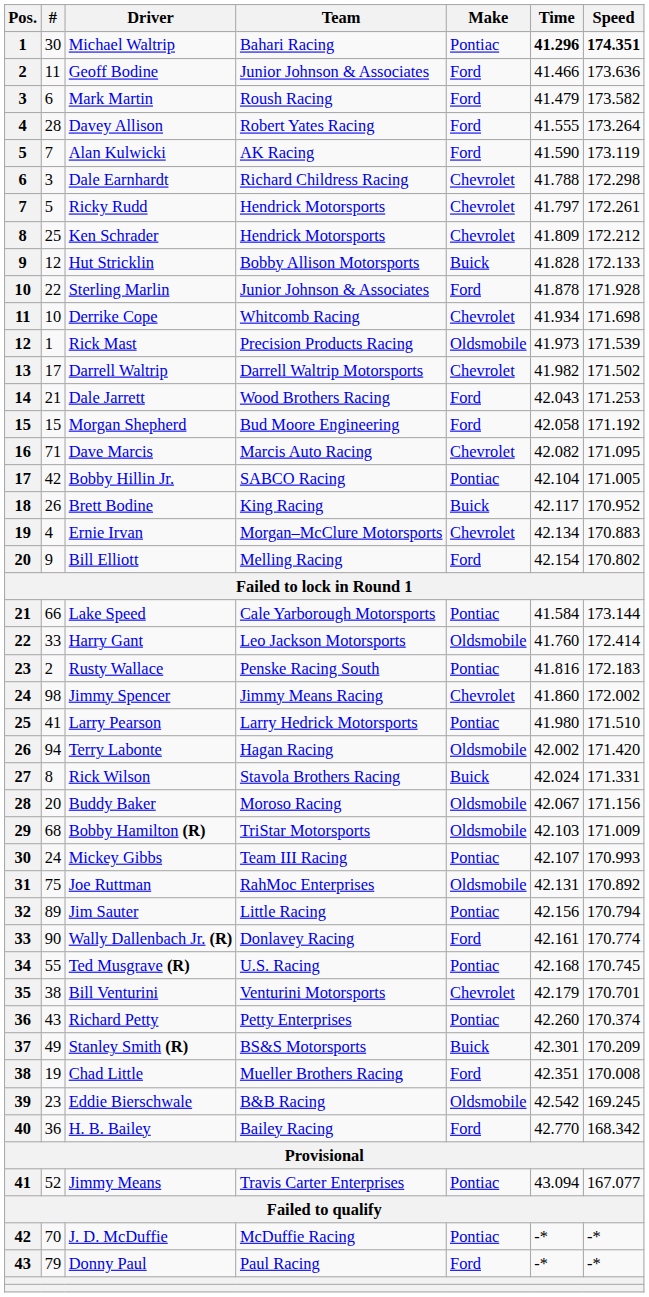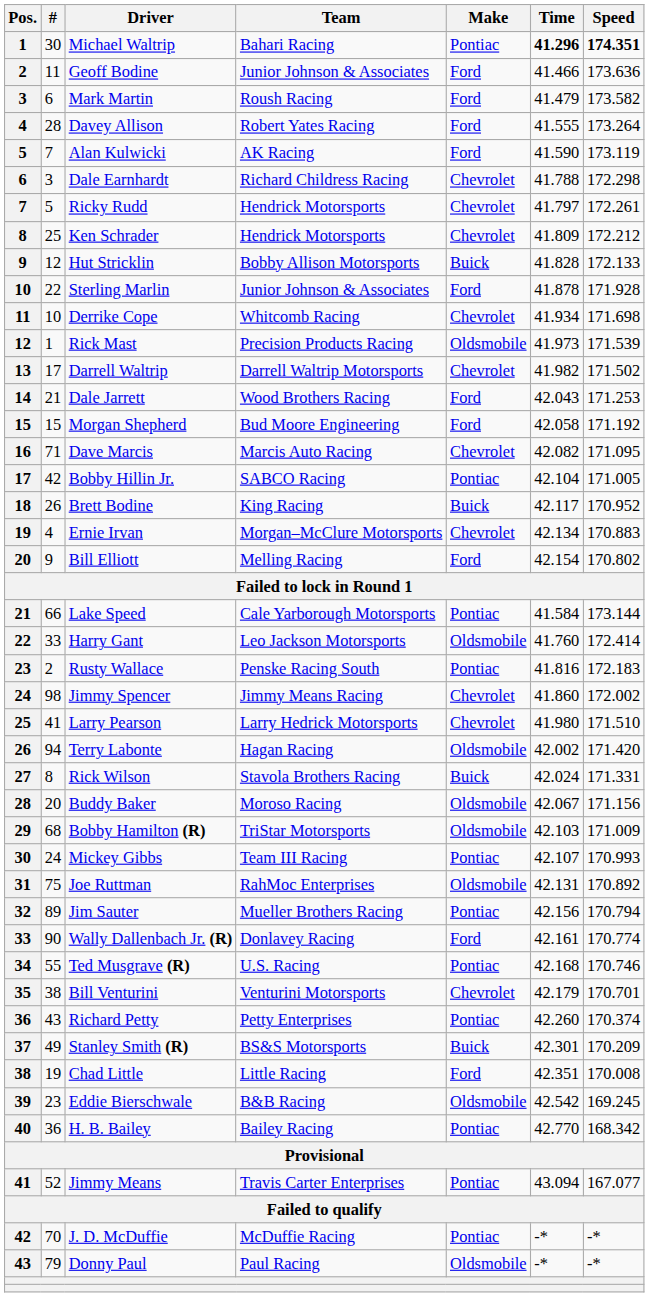(475, 721) Pontiac -> (482, 721) Chevrolet
(283, 911) Little Racing -> (321, 911) Mueller Brothers Racing
(614, 965) 170.745 -> (614, 965) 170.746
(321, 1073) Mueller Brothers Racing -> (283, 1073) Little Racing
(466, 1127) Ford -> (475, 1127) Pontiac
(466, 1263) Ford -> (488, 1263) Oldsmobile
